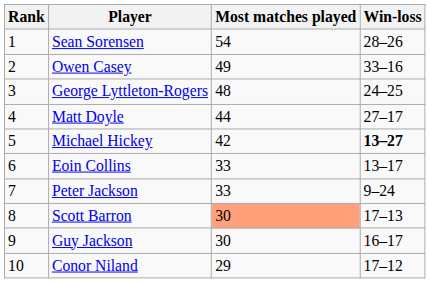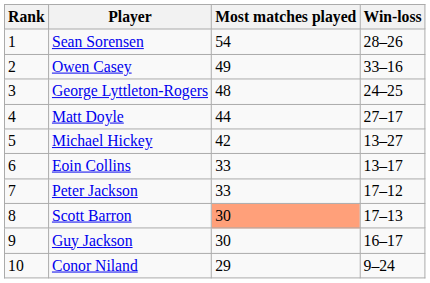(383, 141) bold -> (383, 141) normal
(379, 191) 9–24 -> (383, 191) 17–12
(383, 265) 17–12 -> (379, 265) 9–24
